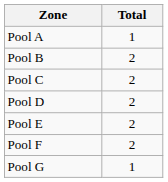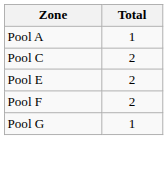- row: (26, 58)
- row: (26, 102)
